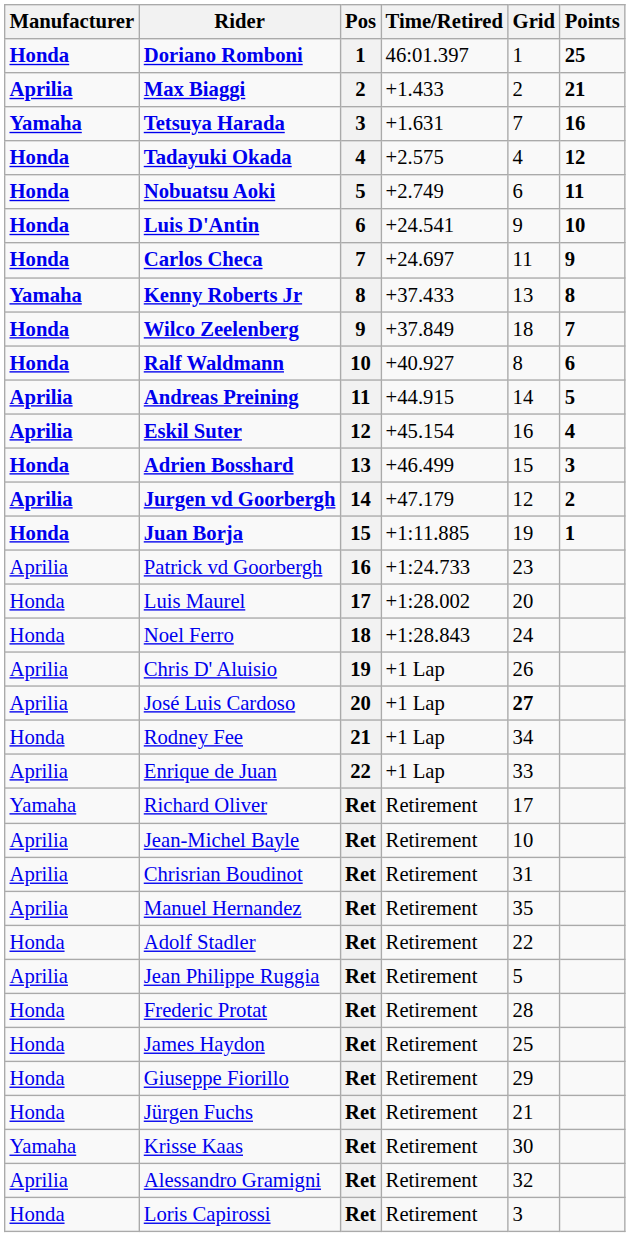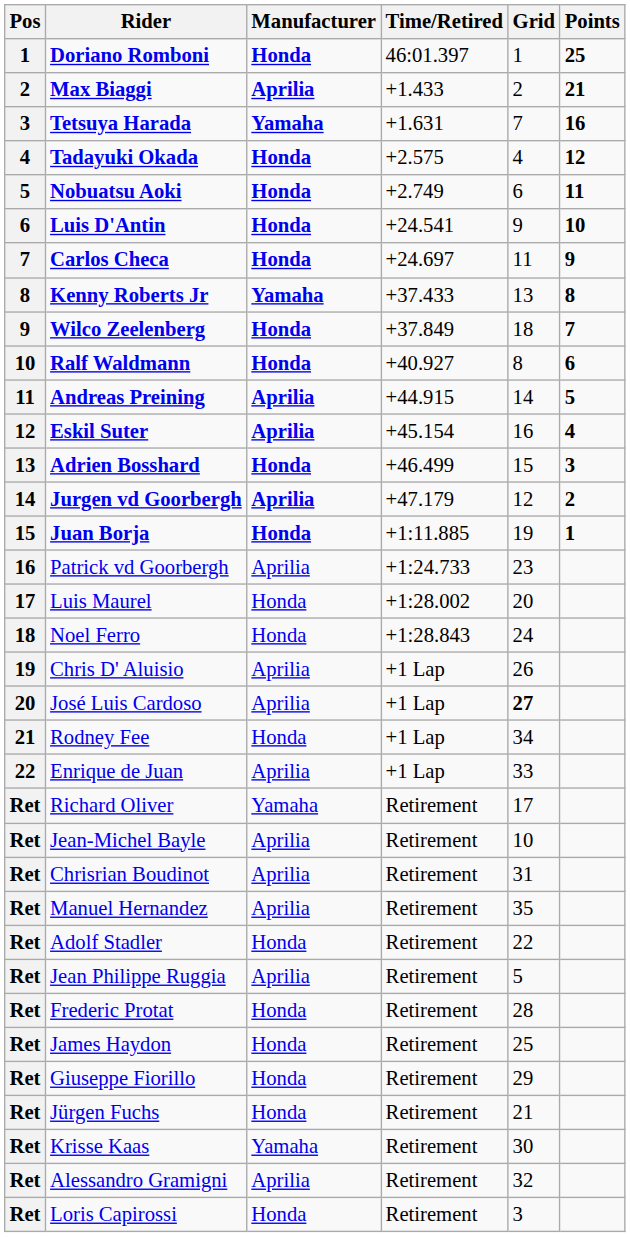columns swapped: (361, 21) <-> (72, 21)
